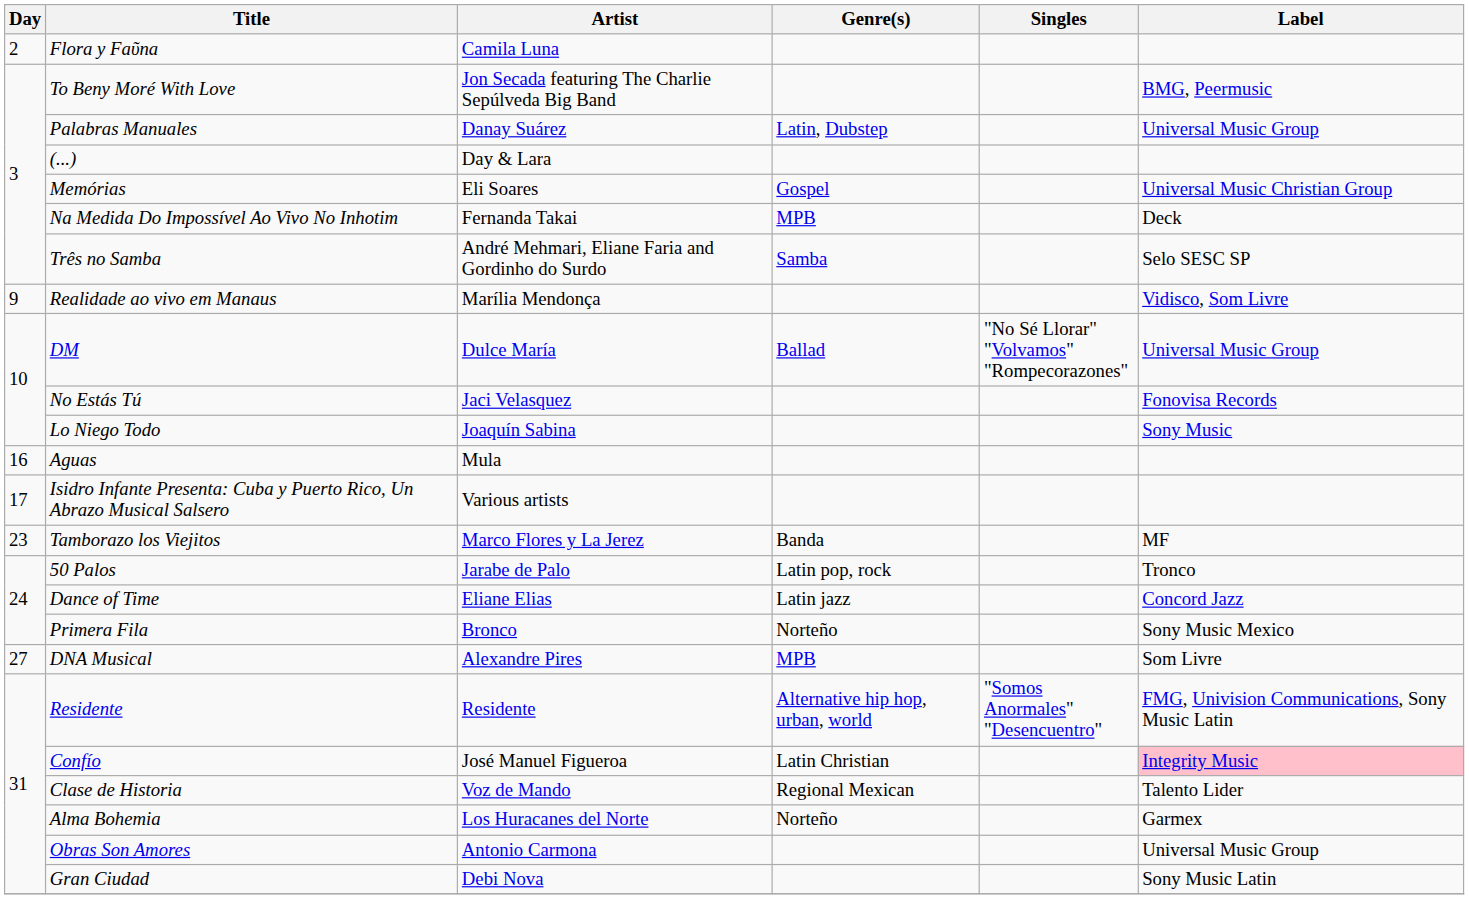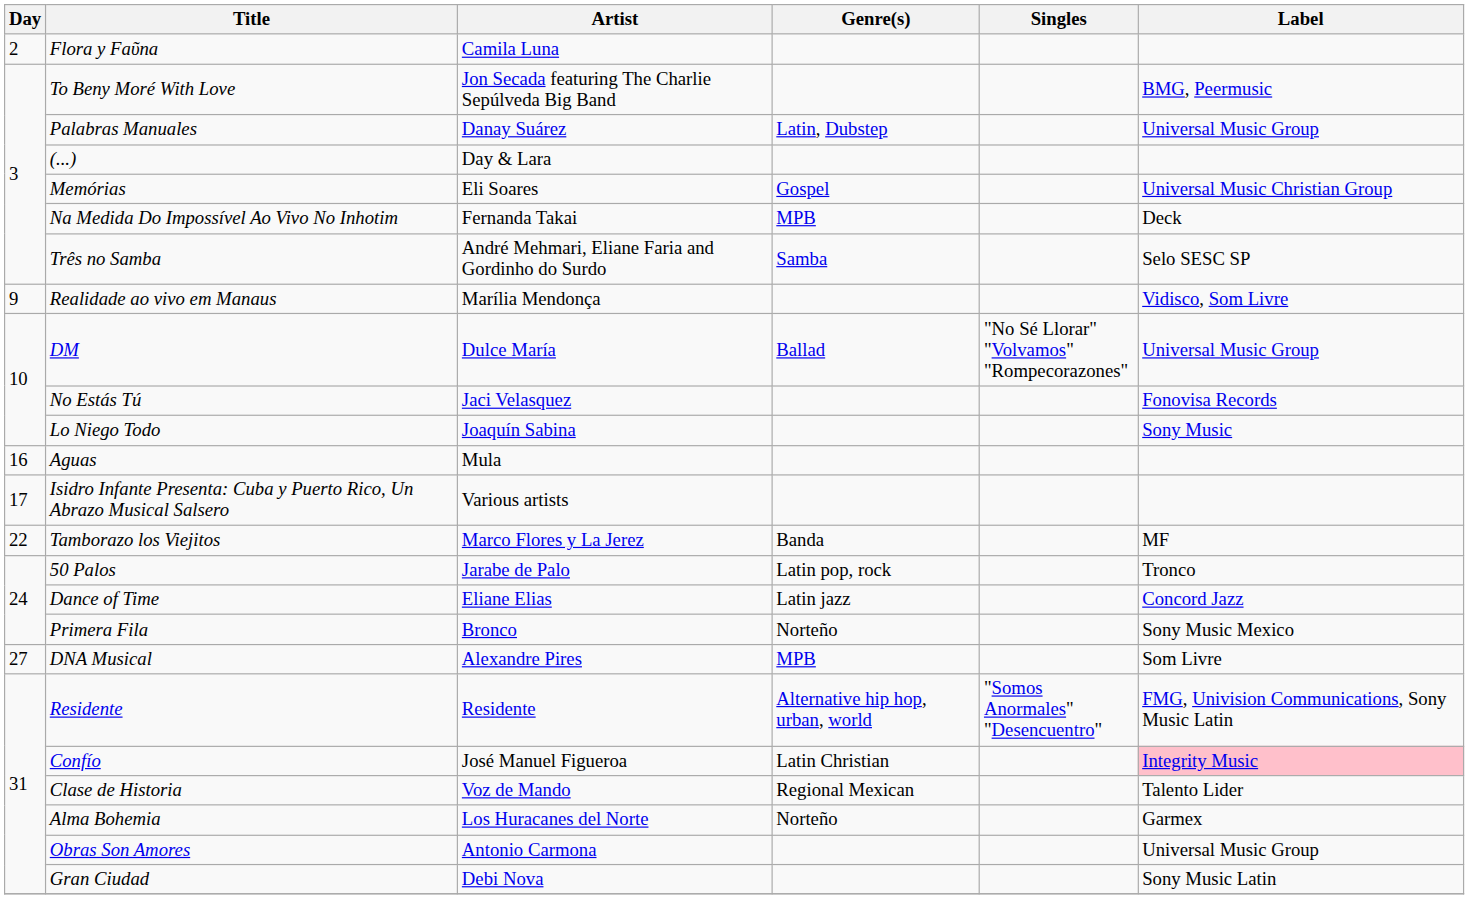(18, 540) 23 -> (18, 540) 22
